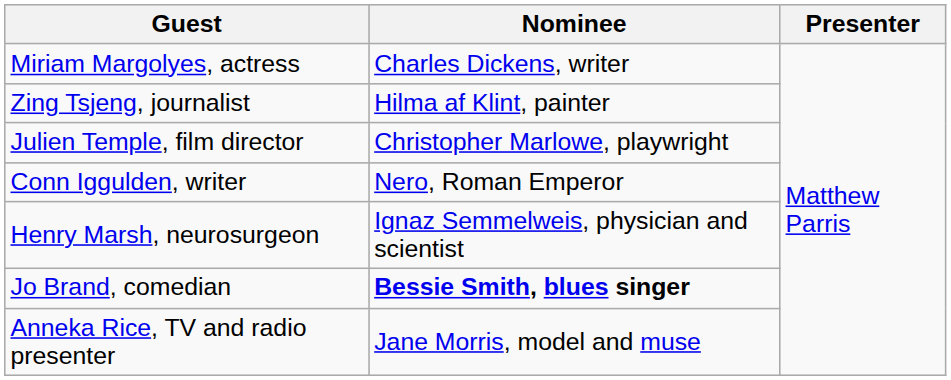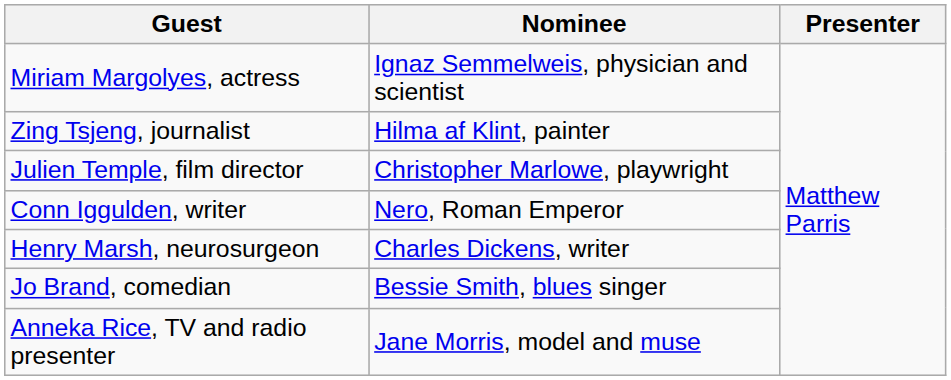(502, 63) Charles Dickens, writer -> (561, 77) Ignaz Semmelweis, physician and scientist
(561, 234) Ignaz Semmelweis, physician and scientist -> (502, 248) Charles Dickens, writer
(532, 288) bold -> (520, 288) normal
